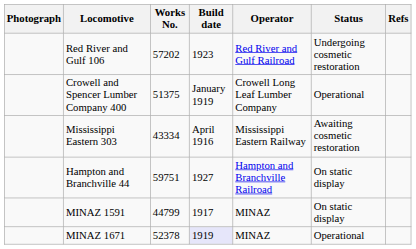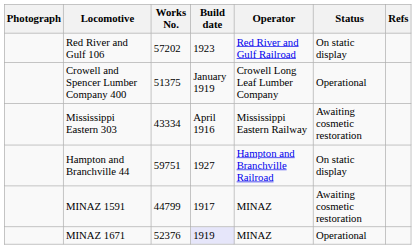(339, 54) Undergoing cosmetic restoration -> (335, 48) On static display
(333, 212) On static display -> (339, 206) Awaiting cosmetic restoration
(166, 235) 52378 -> (167, 235) 52376
